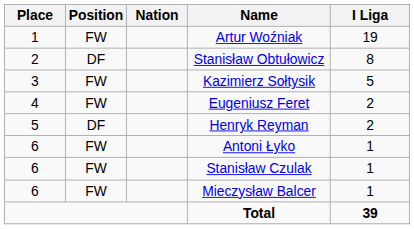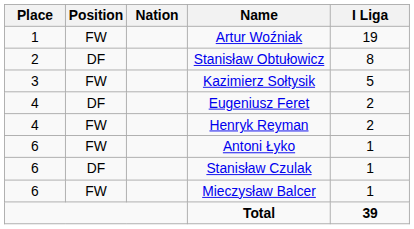(96, 103) FW -> (96, 103) DF
(35, 125) 5 -> (35, 125) 4
(96, 125) DF -> (96, 125) FW
(96, 169) FW -> (96, 169) DF
